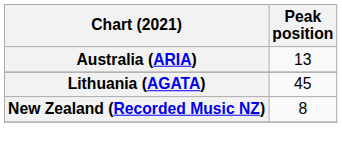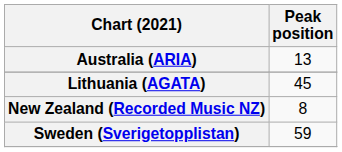+ row: (137, 134)
